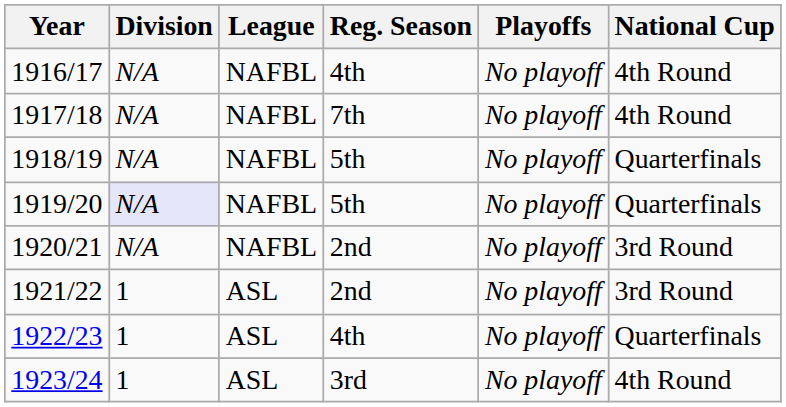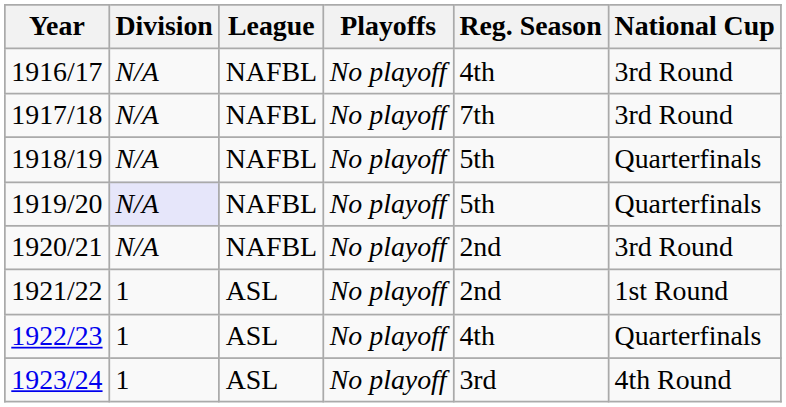columns swapped: (401, 26) <-> (543, 26)
(673, 70) 4th Round -> (674, 70) 3rd Round
(673, 114) 4th Round -> (674, 114) 3rd Round
(674, 291) 3rd Round -> (671, 291) 1st Round
